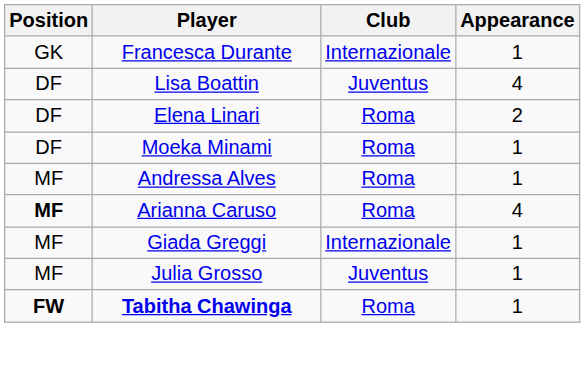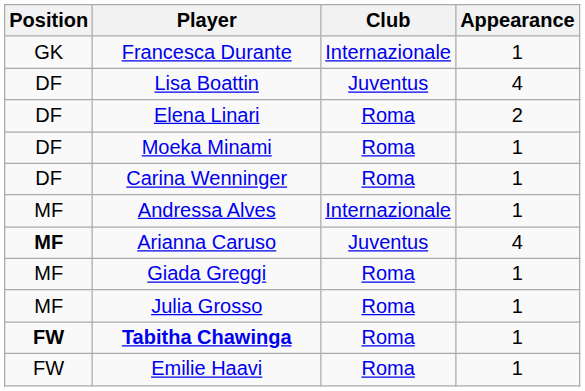+ row: (207, 178)
(388, 178) Roma -> (388, 210) Internazionale
(388, 210) Roma -> (388, 242) Juventus
(388, 242) Internazionale -> (388, 274) Roma
(388, 274) Juventus -> (388, 305) Roma
+ row: (207, 369)
